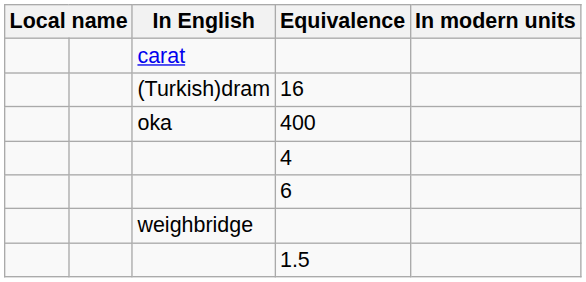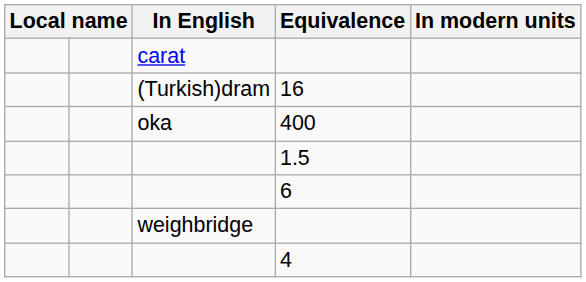rows swapped: (204, 260) <-> (204, 158)
